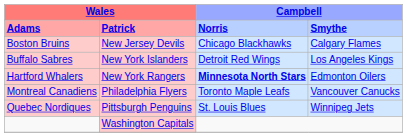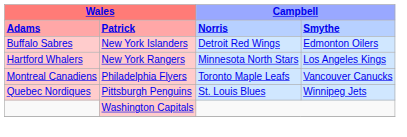- row: (38, 44)
(352, 60) Los Angeles Kings -> (341, 44) Edmonton Oilers
(252, 76) bold -> (248, 60) normal
(348, 76) Edmonton Oilers -> (345, 60) Los Angeles Kings
